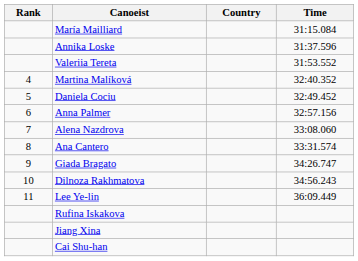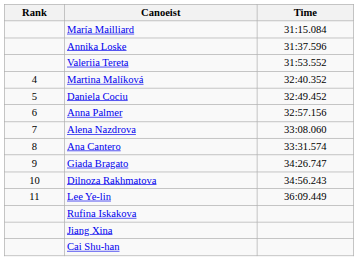- column: (241, 12)
